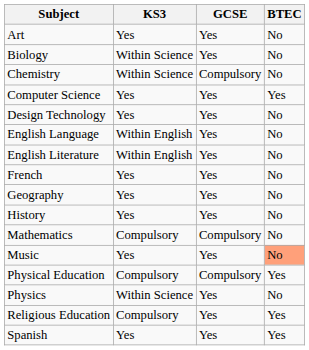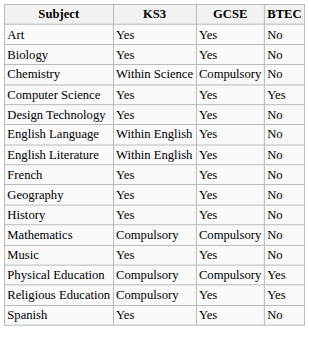(155, 54) Within Science -> (125, 54) Yes
(275, 255) lightsalmon background -> (275, 255) no background
- row: (27, 295)
(276, 335) Yes -> (275, 315) No
